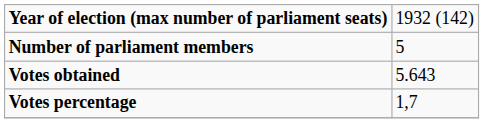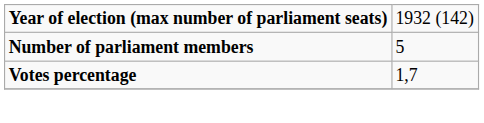- row: (64, 74)
